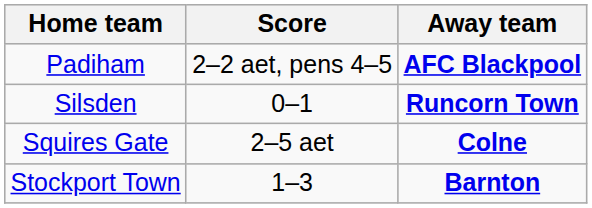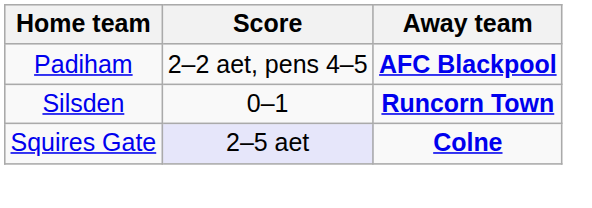(292, 143) no background -> (268, 143) lavender background
- row: (96, 182)
